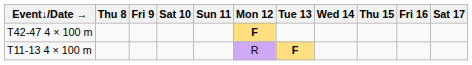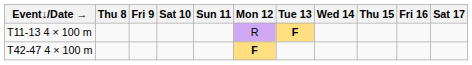rows swapped: (49, 51) <-> (50, 32)
